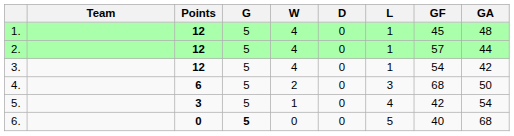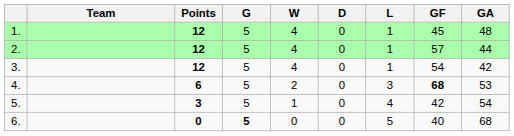(438, 85) normal -> (438, 85) bold
(486, 85) 50 -> (486, 85) 53
